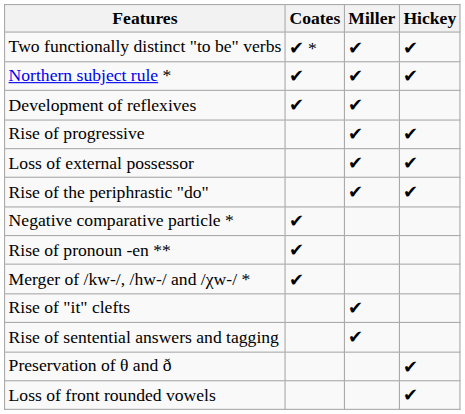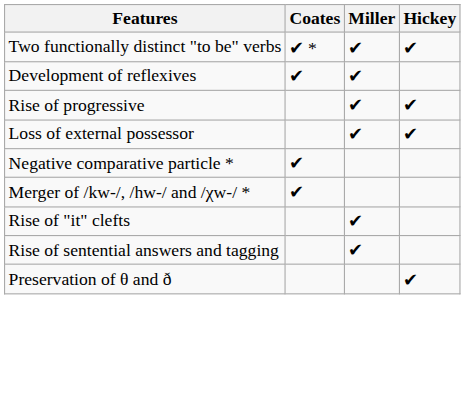- row: (90, 75)
- row: (109, 191)
- row: (90, 250)
- row: (112, 395)
